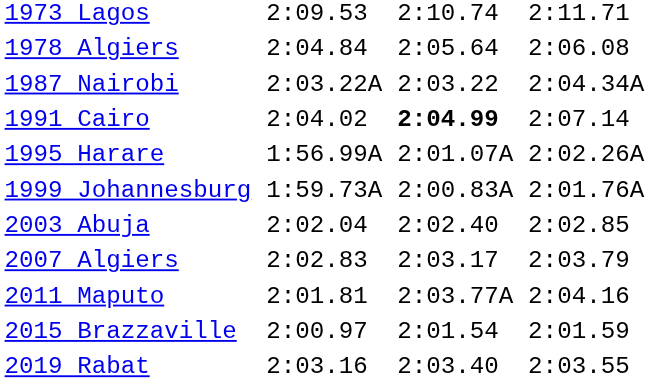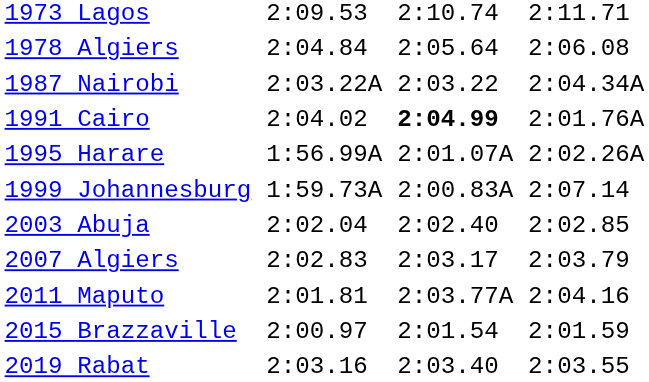(579, 120) 2:07.14 -> (586, 120) 2:01.76A
(586, 190) 2:01.76A -> (579, 190) 2:07.14
